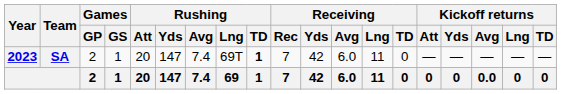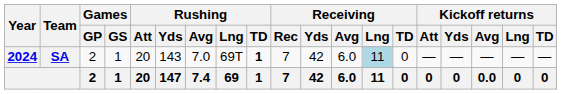(22, 57) 2023 -> (22, 57) 2024
(170, 57) 147 -> (170, 57) 143
(201, 57) 7.4 -> (201, 57) 7.0
(378, 57) no background -> (378, 57) lightblue background
